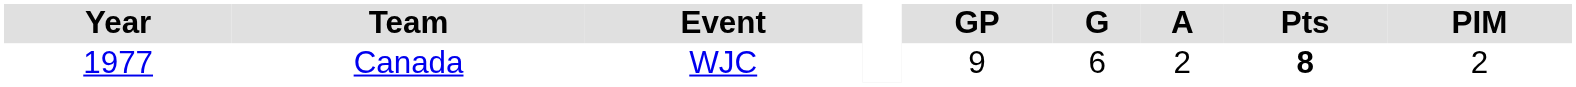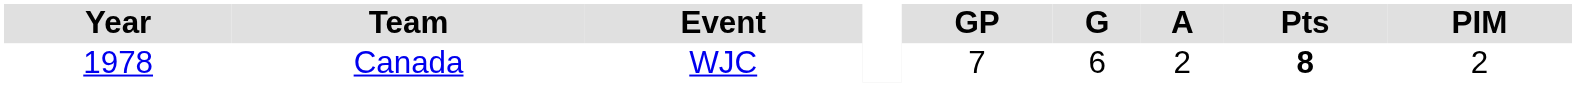(118, 62) 1977 -> (118, 62) 1978
(977, 62) 9 -> (977, 62) 7
